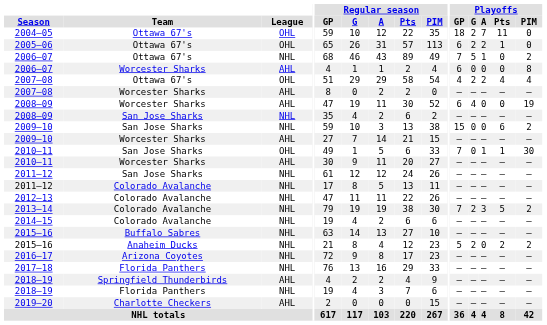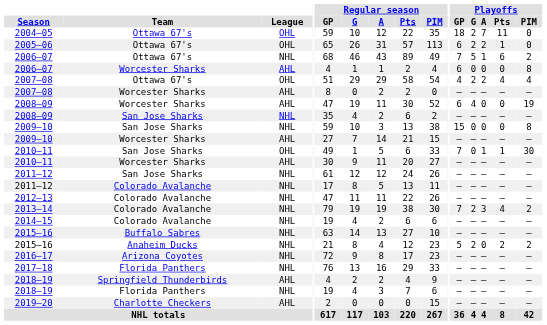(502, 57) 0 -> (502, 57) 6
(502, 127) 6 -> (502, 127) 0
(529, 127) 2 -> (529, 127) 8
(502, 209) 5 -> (502, 209) 4
